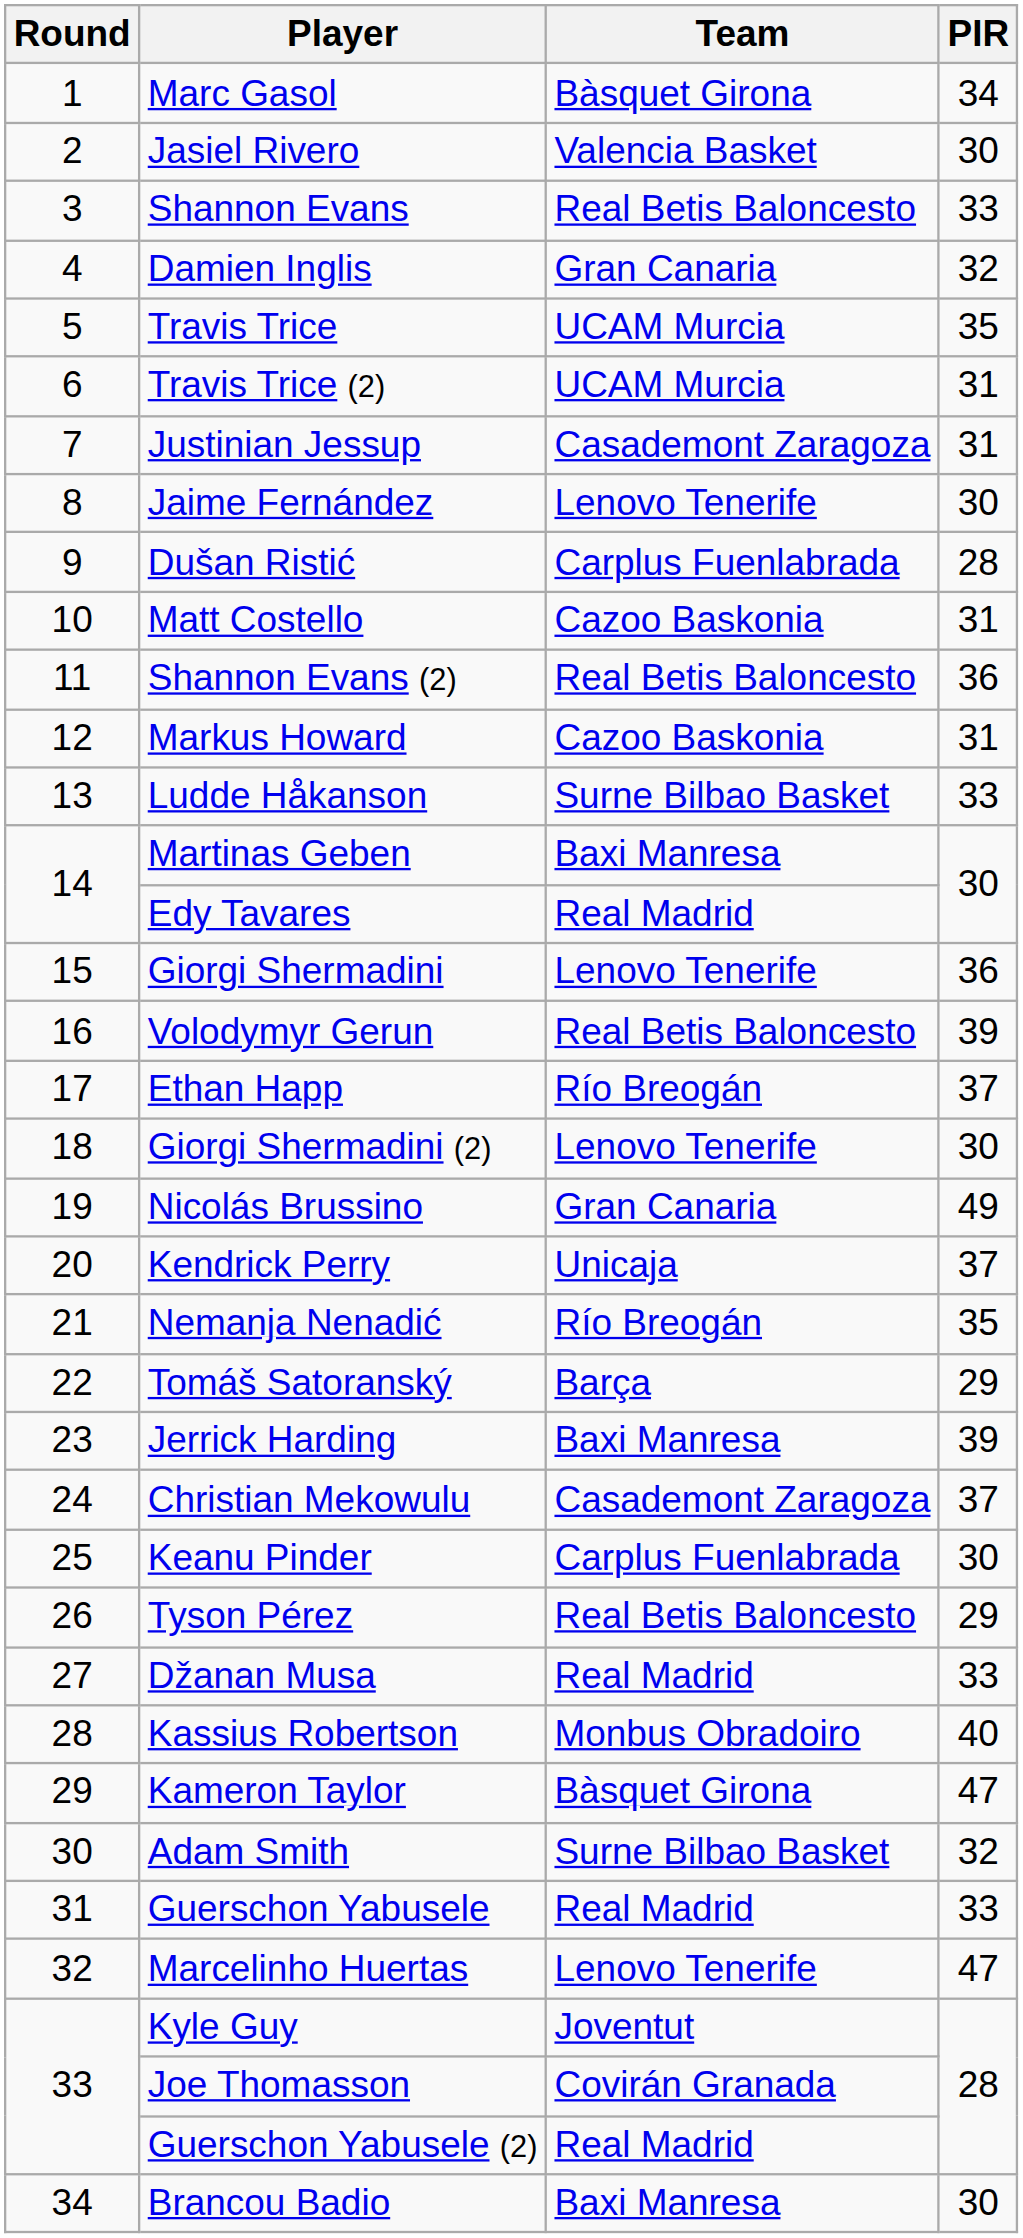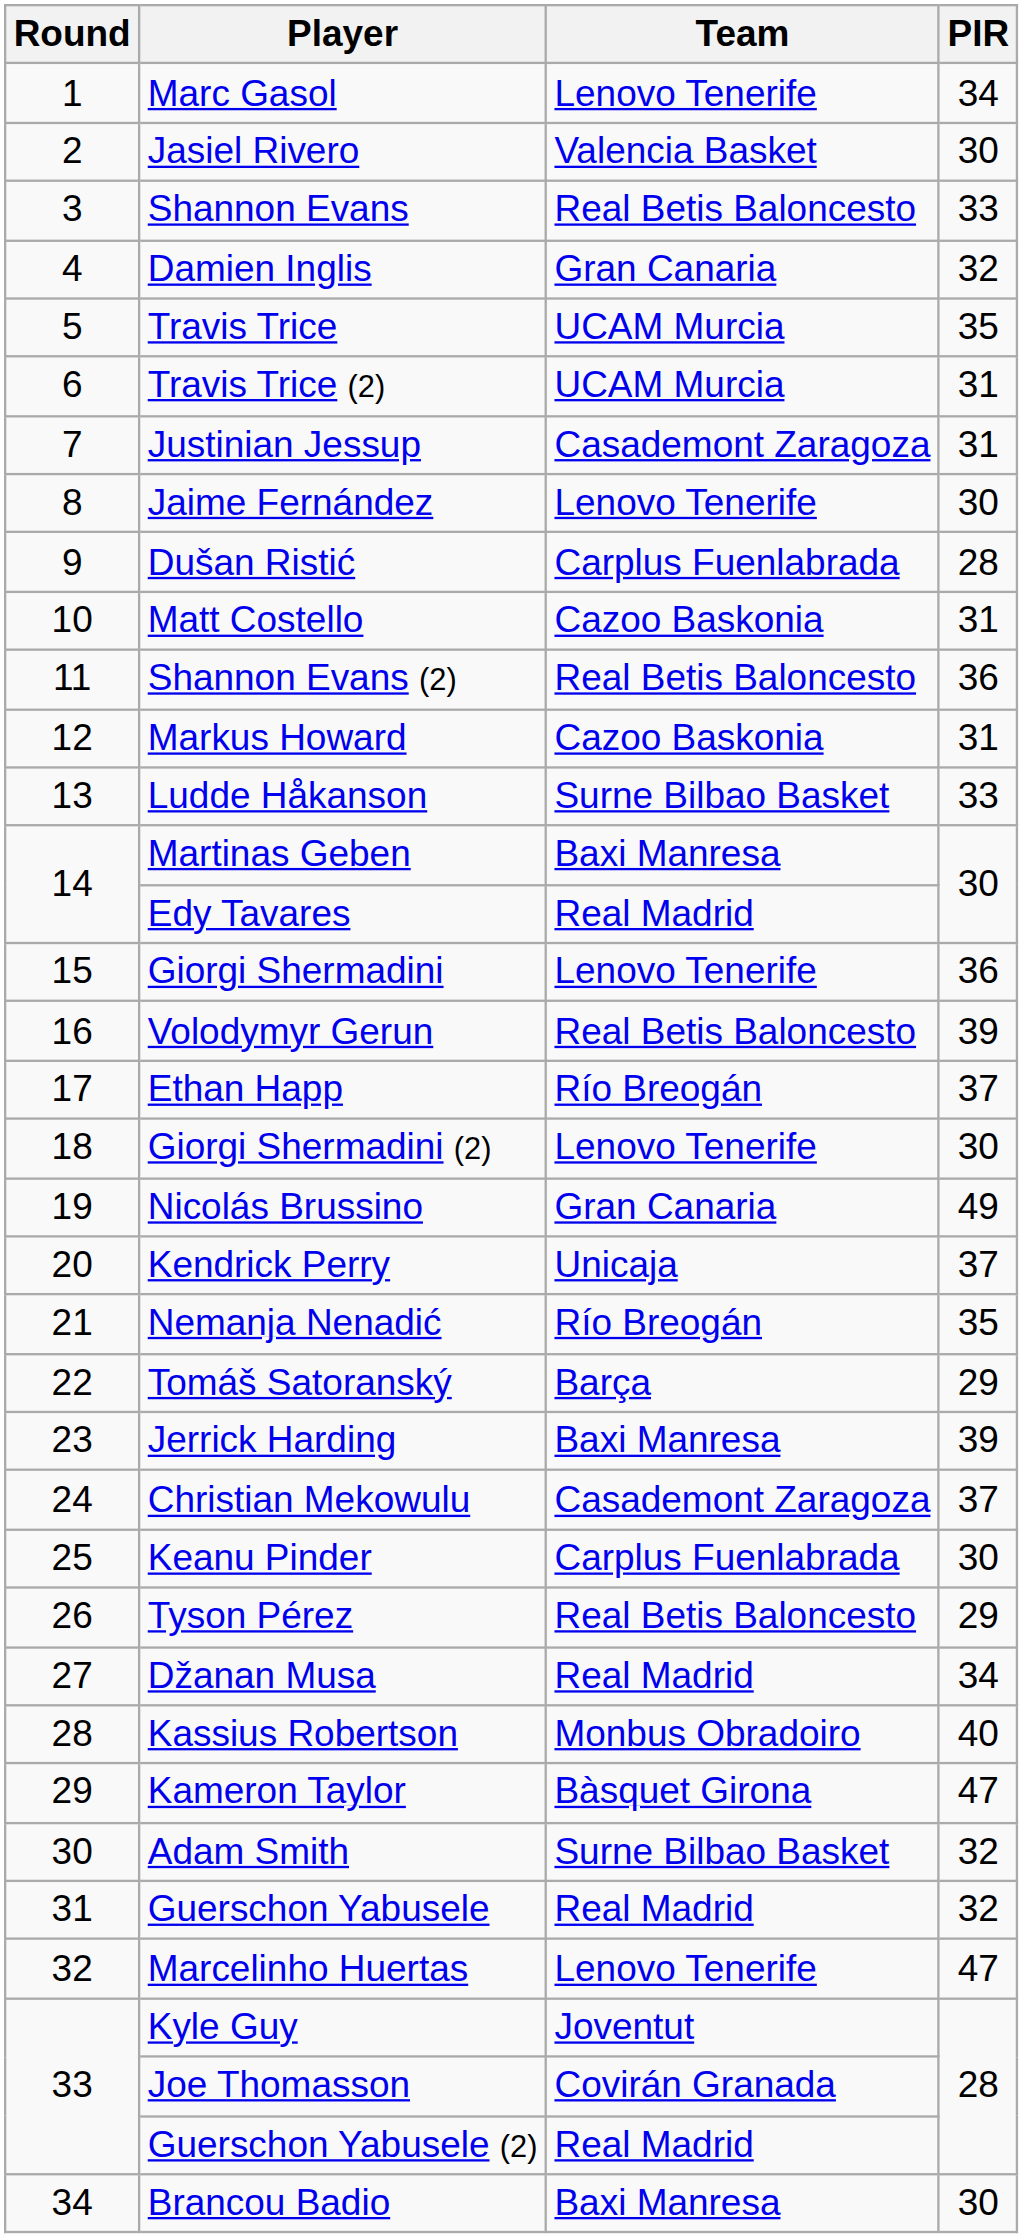(683, 92) Bàsquet Girona -> (686, 92) Lenovo Tenerife
(978, 1675) 33 -> (978, 1675) 34
(978, 1909) 33 -> (978, 1909) 32
